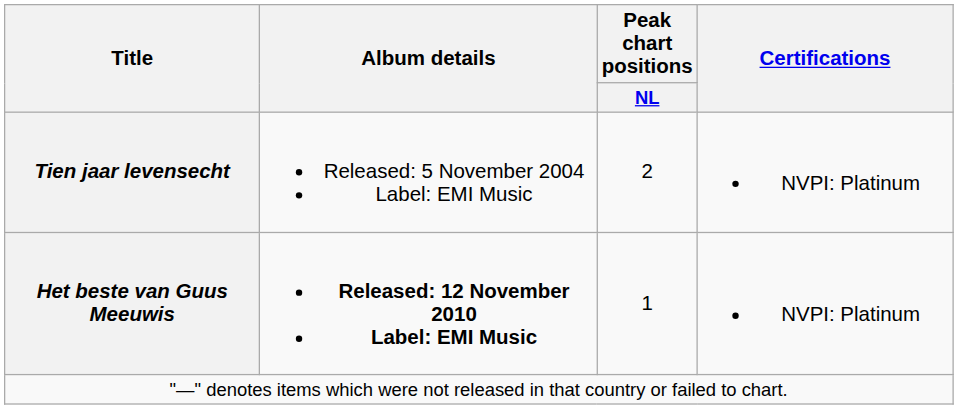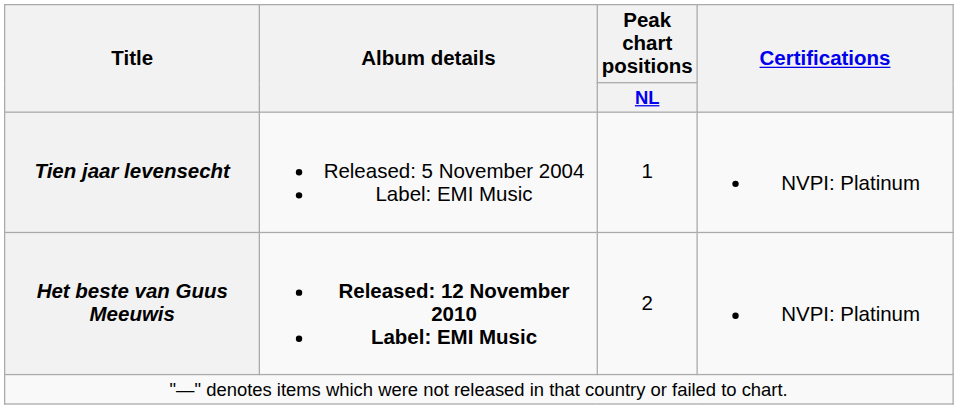(647, 171) 2 -> (647, 171) 1
(647, 302) 1 -> (647, 302) 2
